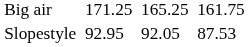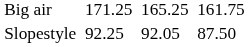(104, 33) 92.95 -> (104, 33) 92.25
(217, 33) 87.53 -> (217, 33) 87.50
